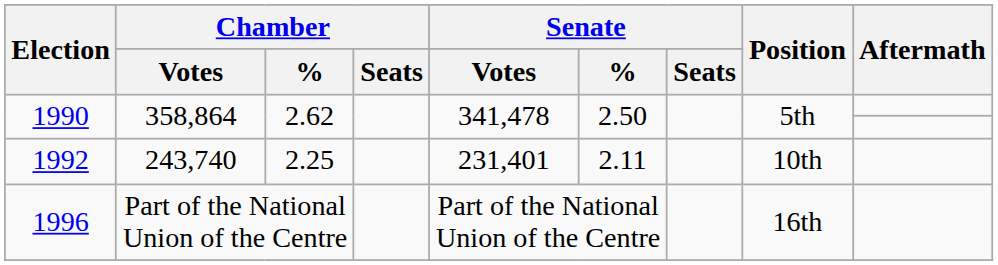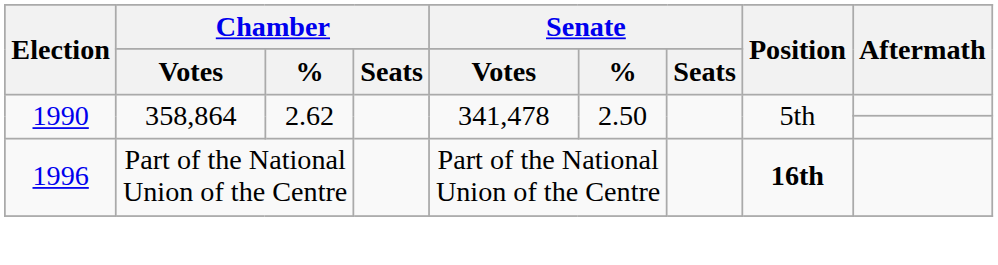- row: (61, 160)
(797, 221) normal -> (797, 176) bold
